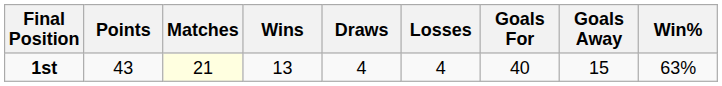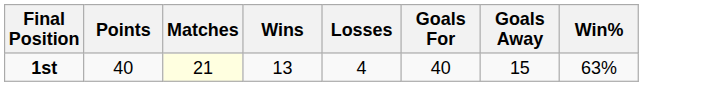- column: (362, 29)
(123, 67) 43 -> (123, 67) 40
